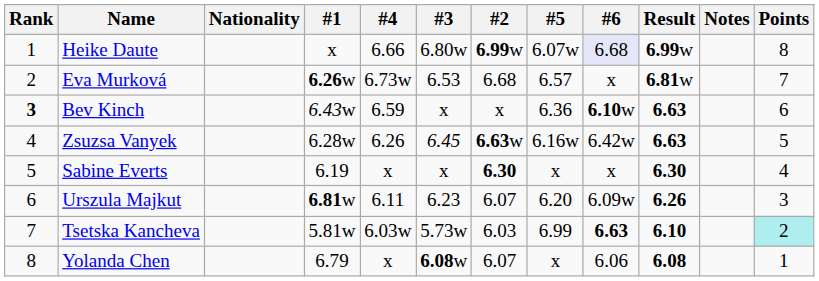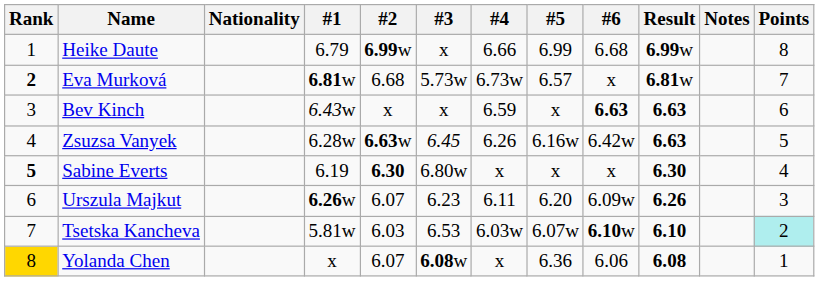columns swapped: (500, 19) <-> (388, 19)
(332, 49) x -> (332, 49) 6.79
(444, 49) 6.80w -> (444, 49) x
(555, 49) 6.07w -> (555, 49) 6.99
(611, 49) lavender background -> (611, 49) no background
(31, 79) normal -> (31, 79) bold
(332, 79) 6.26w -> (332, 79) 6.81w
(444, 79) 6.53 -> (444, 79) 5.73w
(31, 110) bold -> (31, 110) normal
(555, 110) 6.36 -> (555, 110) x
(611, 110) 6.10w -> (611, 110) 6.63
(31, 170) normal -> (31, 170) bold
(444, 170) x -> (444, 170) 6.80w
(332, 200) 6.81w -> (332, 200) 6.26w
(444, 230) 5.73w -> (444, 230) 6.53
(555, 230) 6.99 -> (555, 230) 6.07w
(611, 230) 6.63 -> (611, 230) 6.10w
(31, 261) no background -> (31, 261) gold background
(332, 261) 6.79 -> (332, 261) x
(555, 261) x -> (555, 261) 6.36
